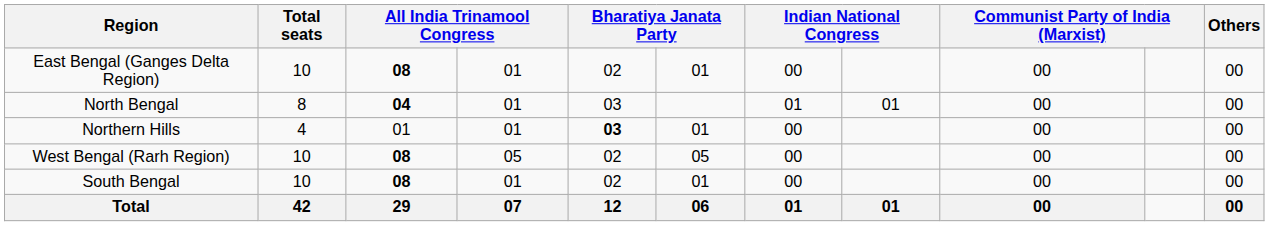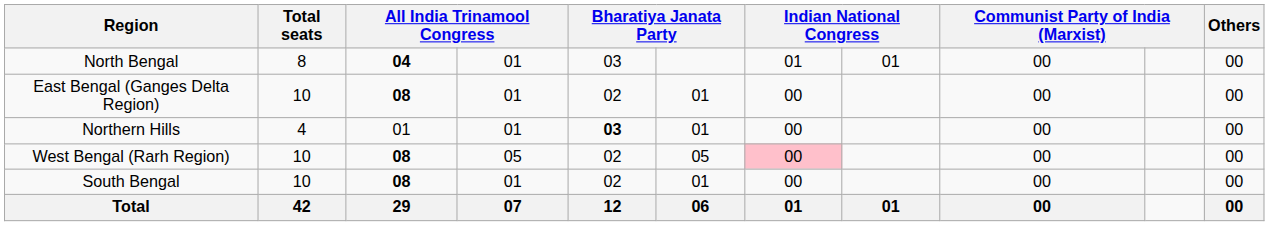rows swapped: (131, 70) <-> (131, 104)
(793, 156) no background -> (793, 156) pink background
